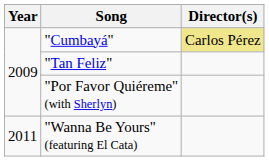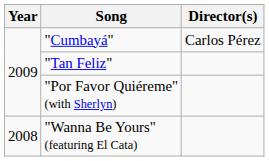(223, 39) khaki background -> (223, 39) no background
(22, 135) 2011 -> (23, 135) 2008
